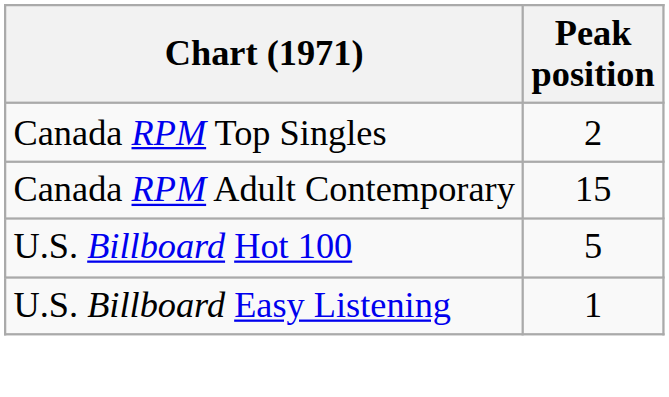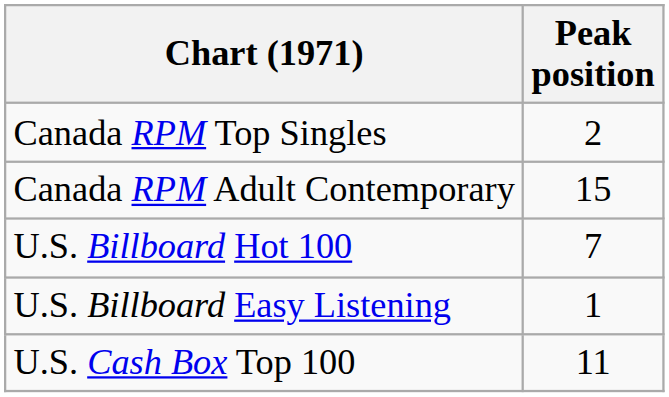(593, 246) 5 -> (593, 246) 7
+ row: (184, 362)
